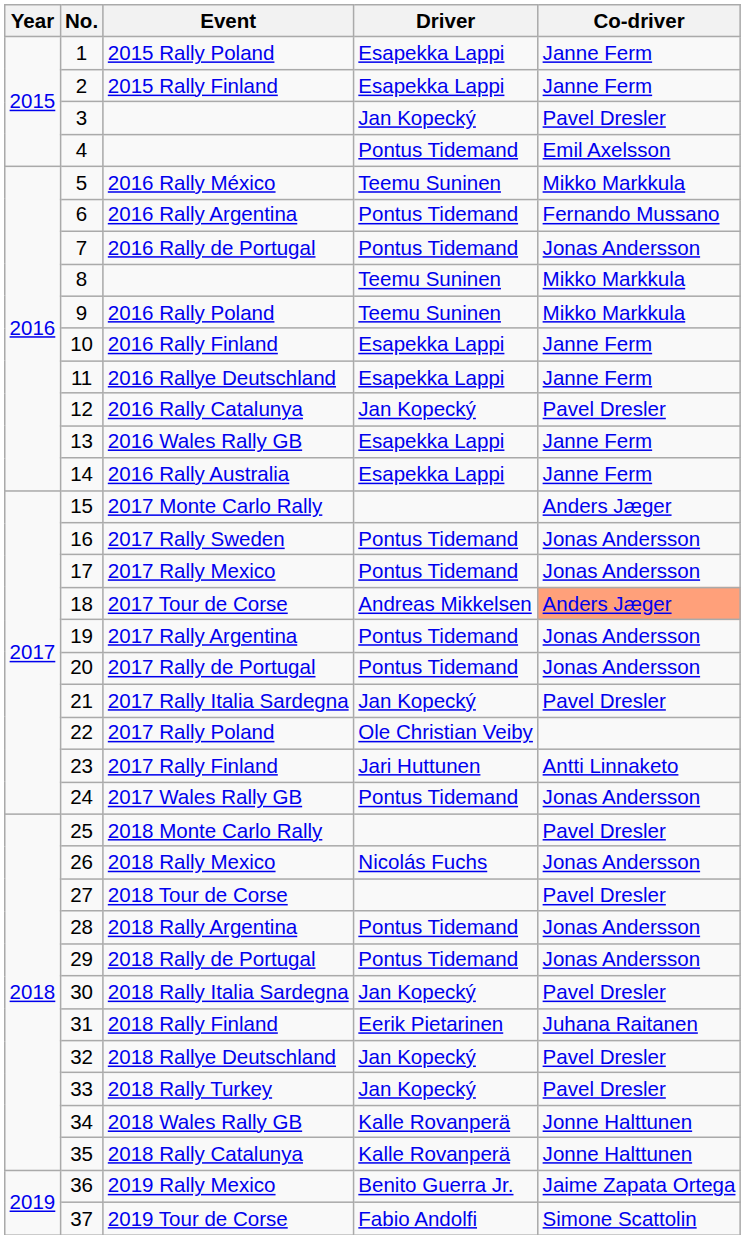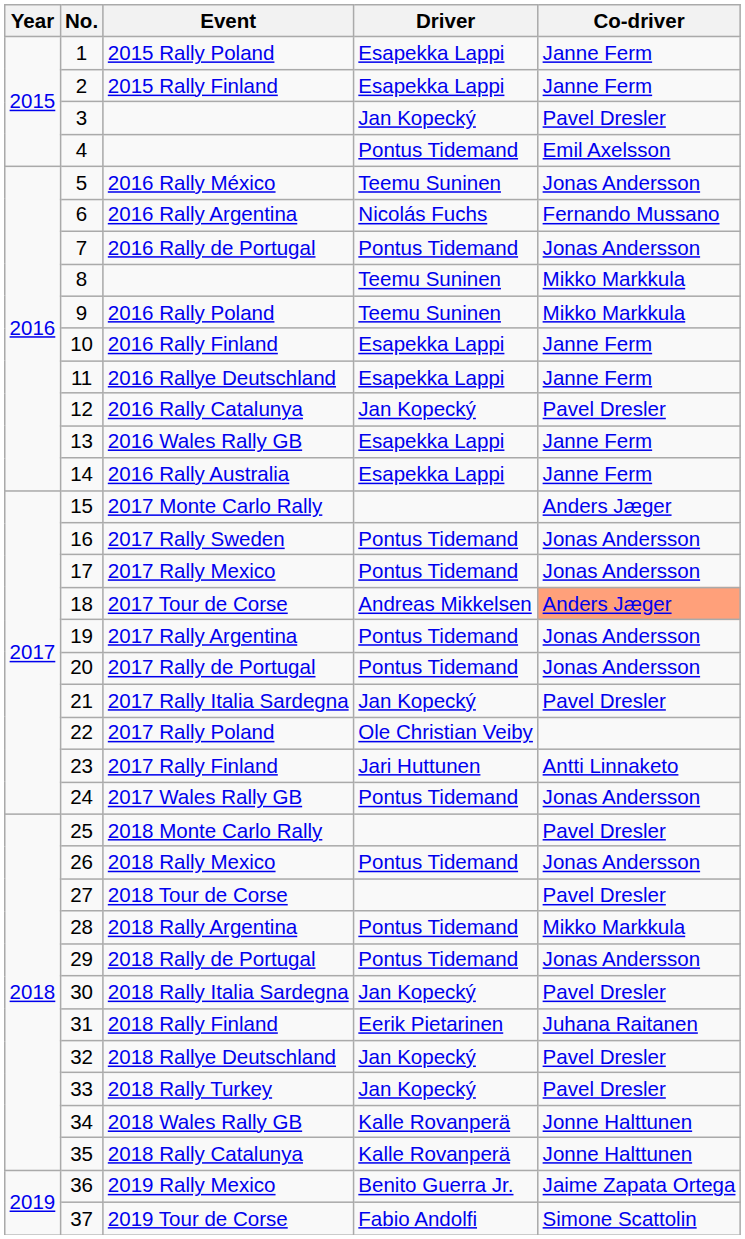(614, 182) Mikko Markkula -> (621, 182) Jonas Andersson
(438, 215) Pontus Tidemand -> (423, 215) Nicolás Fuchs
(423, 862) Nicolás Fuchs -> (438, 862) Pontus Tidemand
(621, 927) Jonas Andersson -> (614, 927) Mikko Markkula
